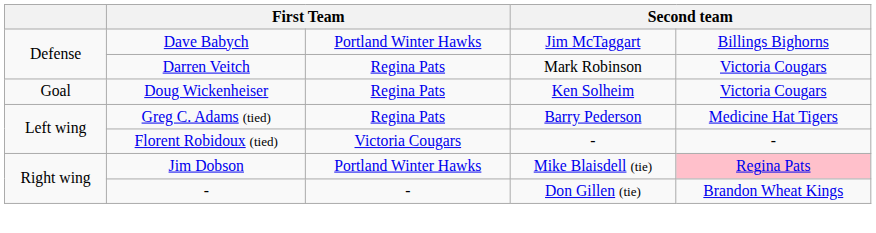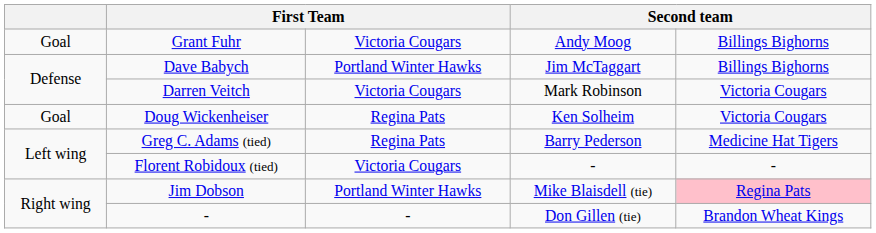+ row: (206, 41)
(408, 66) Regina Pats -> (408, 91) Victoria Cougars
